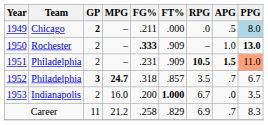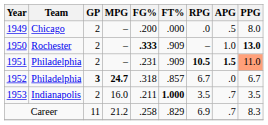(98, 29) bold -> (98, 29) normal
(148, 29) .211 -> (148, 29) .200
(254, 29) lightblue background -> (254, 29) no background
(204, 79) 3.5 -> (204, 79) 6.7
(232, 79) .7 -> (232, 79) .0
(148, 95) .200 -> (148, 95) .211
(204, 95) 6.7 -> (204, 95) 3.5
(232, 95) .0 -> (232, 95) .7
